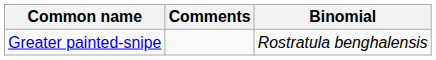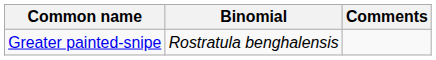columns swapped: (343, 17) <-> (210, 17)
